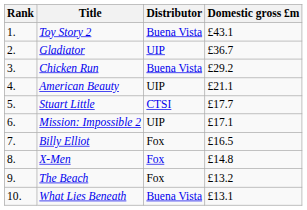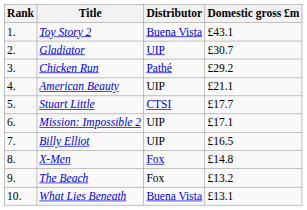(220, 50) £36.7 -> (220, 50) £30.7
(174, 68) Buena Vista -> (159, 68) Pathé
(155, 141) Fox -> (156, 141) UIP
